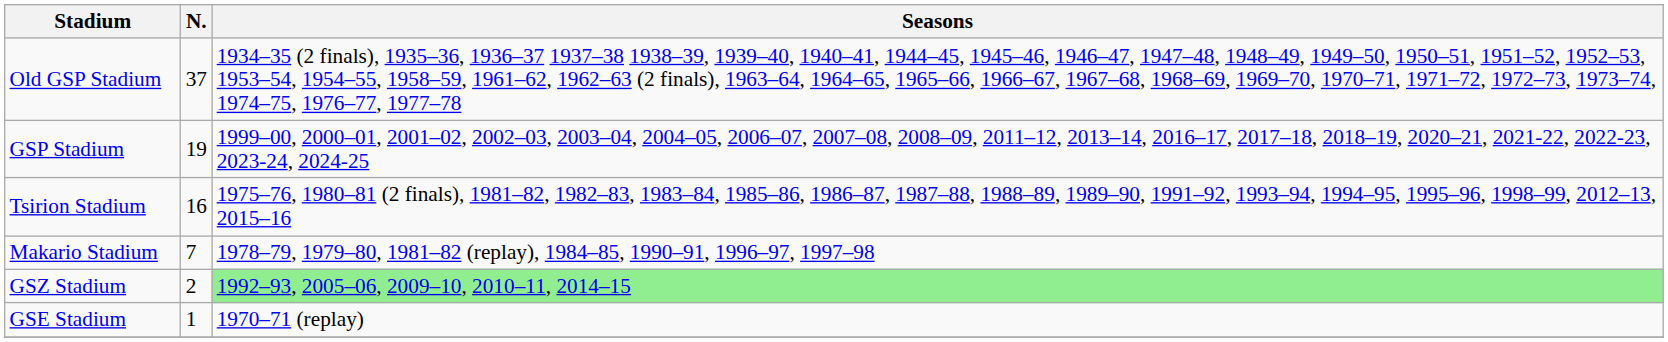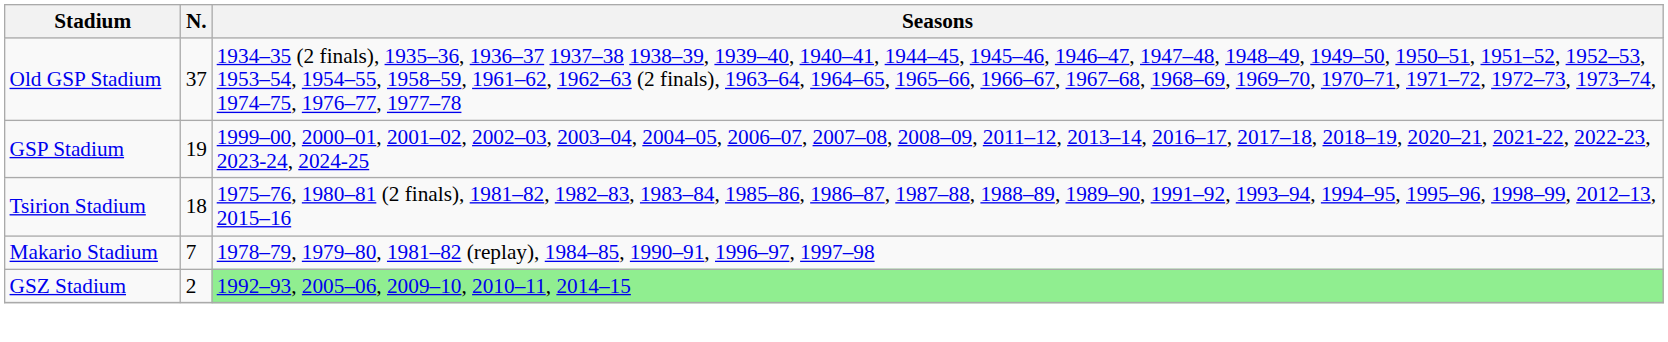(196, 206) 16 -> (196, 206) 18
- row: (68, 319)
